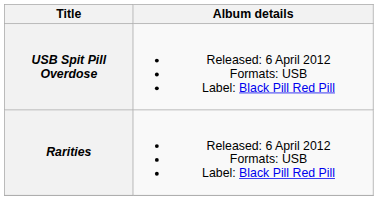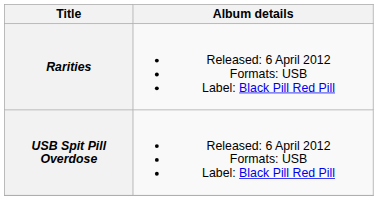rows swapped: (69, 66) <-> (69, 152)
